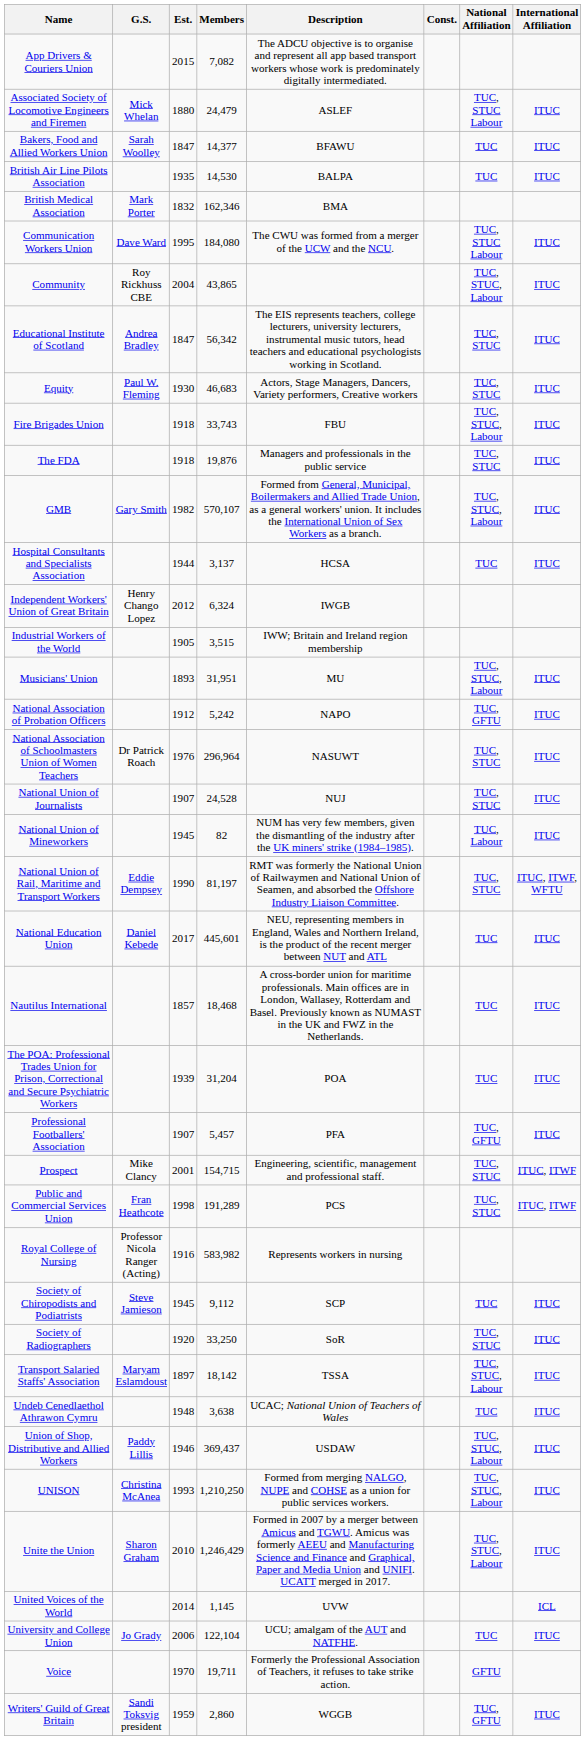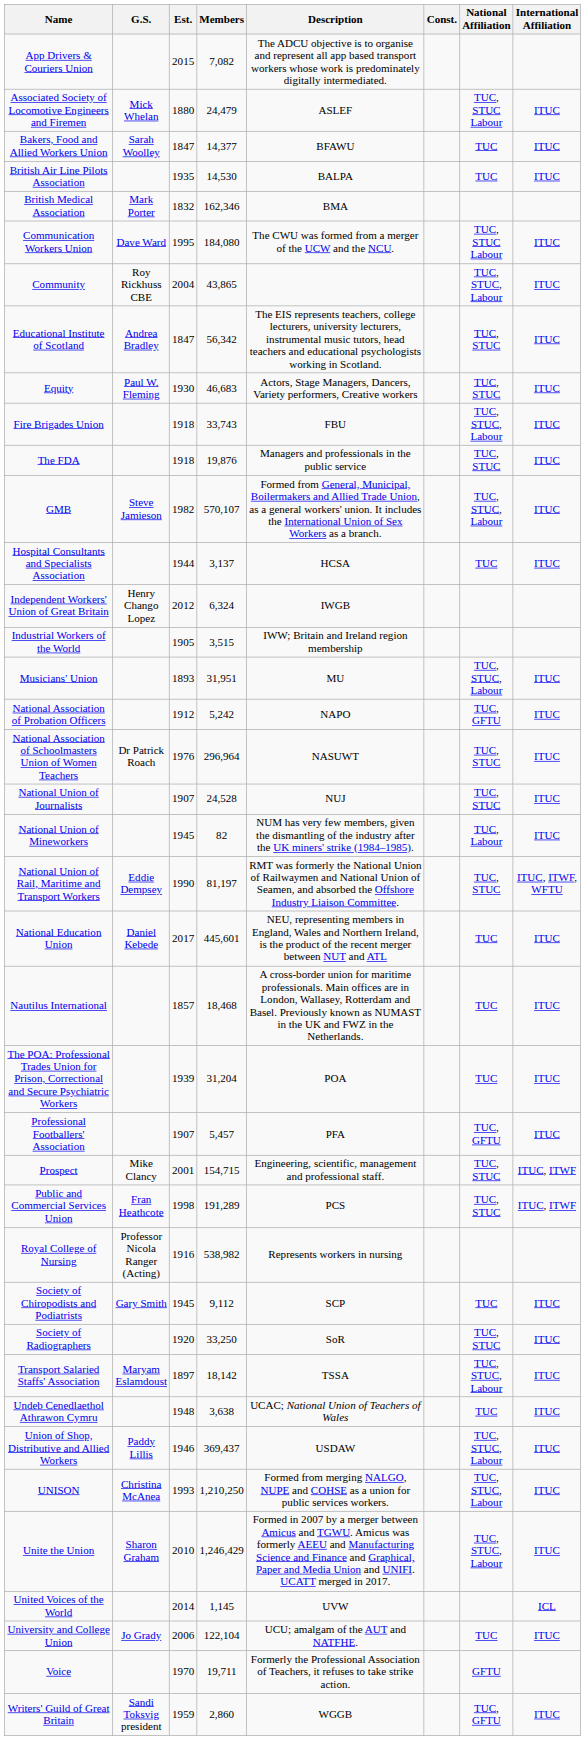(141, 509) Gary Smith -> (141, 509) Steve Jamieson
(222, 1254) 583,982 -> (222, 1254) 538,982
(141, 1303) Steve Jamieson -> (141, 1303) Gary Smith
